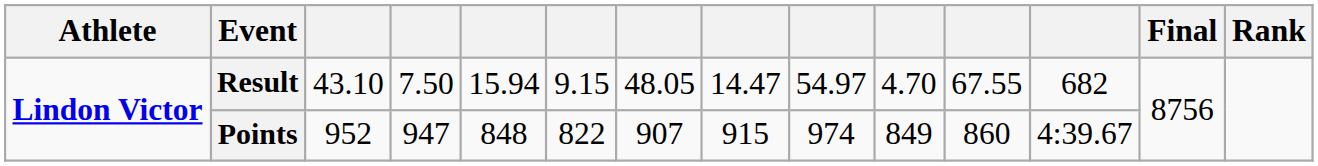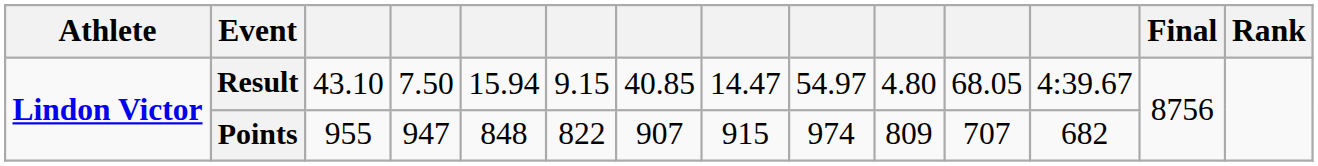(660, 82) 48.05 -> (660, 82) 40.85
(909, 82) 4.70 -> (909, 82) 4.80
(987, 82) 67.55 -> (987, 82) 68.05
(1085, 82) 682 -> (1085, 82) 4:39.67
(348, 134) 952 -> (348, 134) 955
(909, 134) 849 -> (909, 134) 809
(987, 134) 860 -> (987, 134) 707
(1085, 134) 4:39.67 -> (1085, 134) 682
